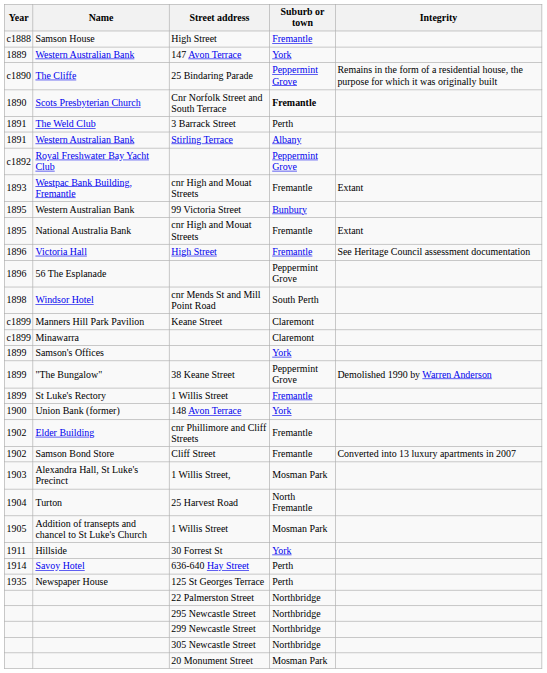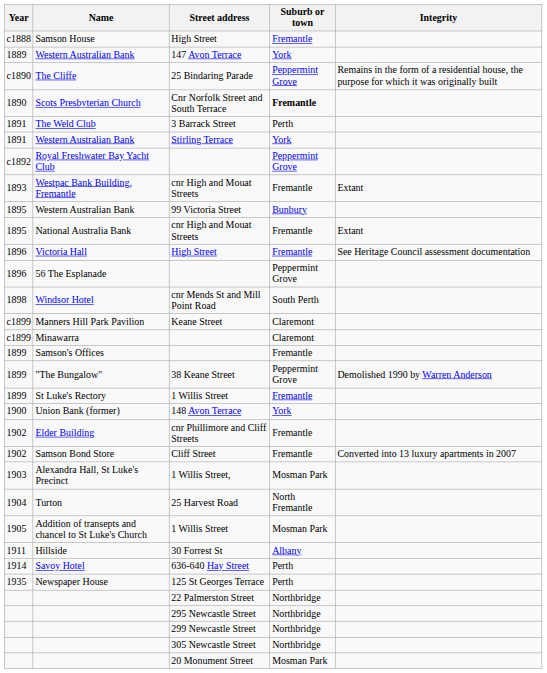(287, 140) Albany -> (282, 140) York
(282, 353) York -> (292, 353) Fremantle
(282, 550) York -> (287, 550) Albany
